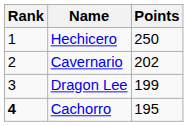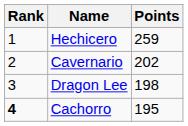(147, 39) 250 -> (147, 39) 259
(147, 86) 199 -> (147, 86) 198
